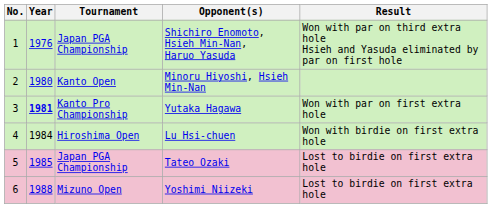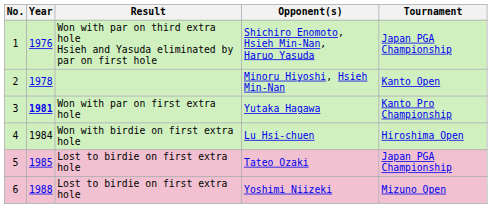columns swapped: (109, 13) <-> (393, 13)
(41, 83) 1980 -> (41, 83) 1978
